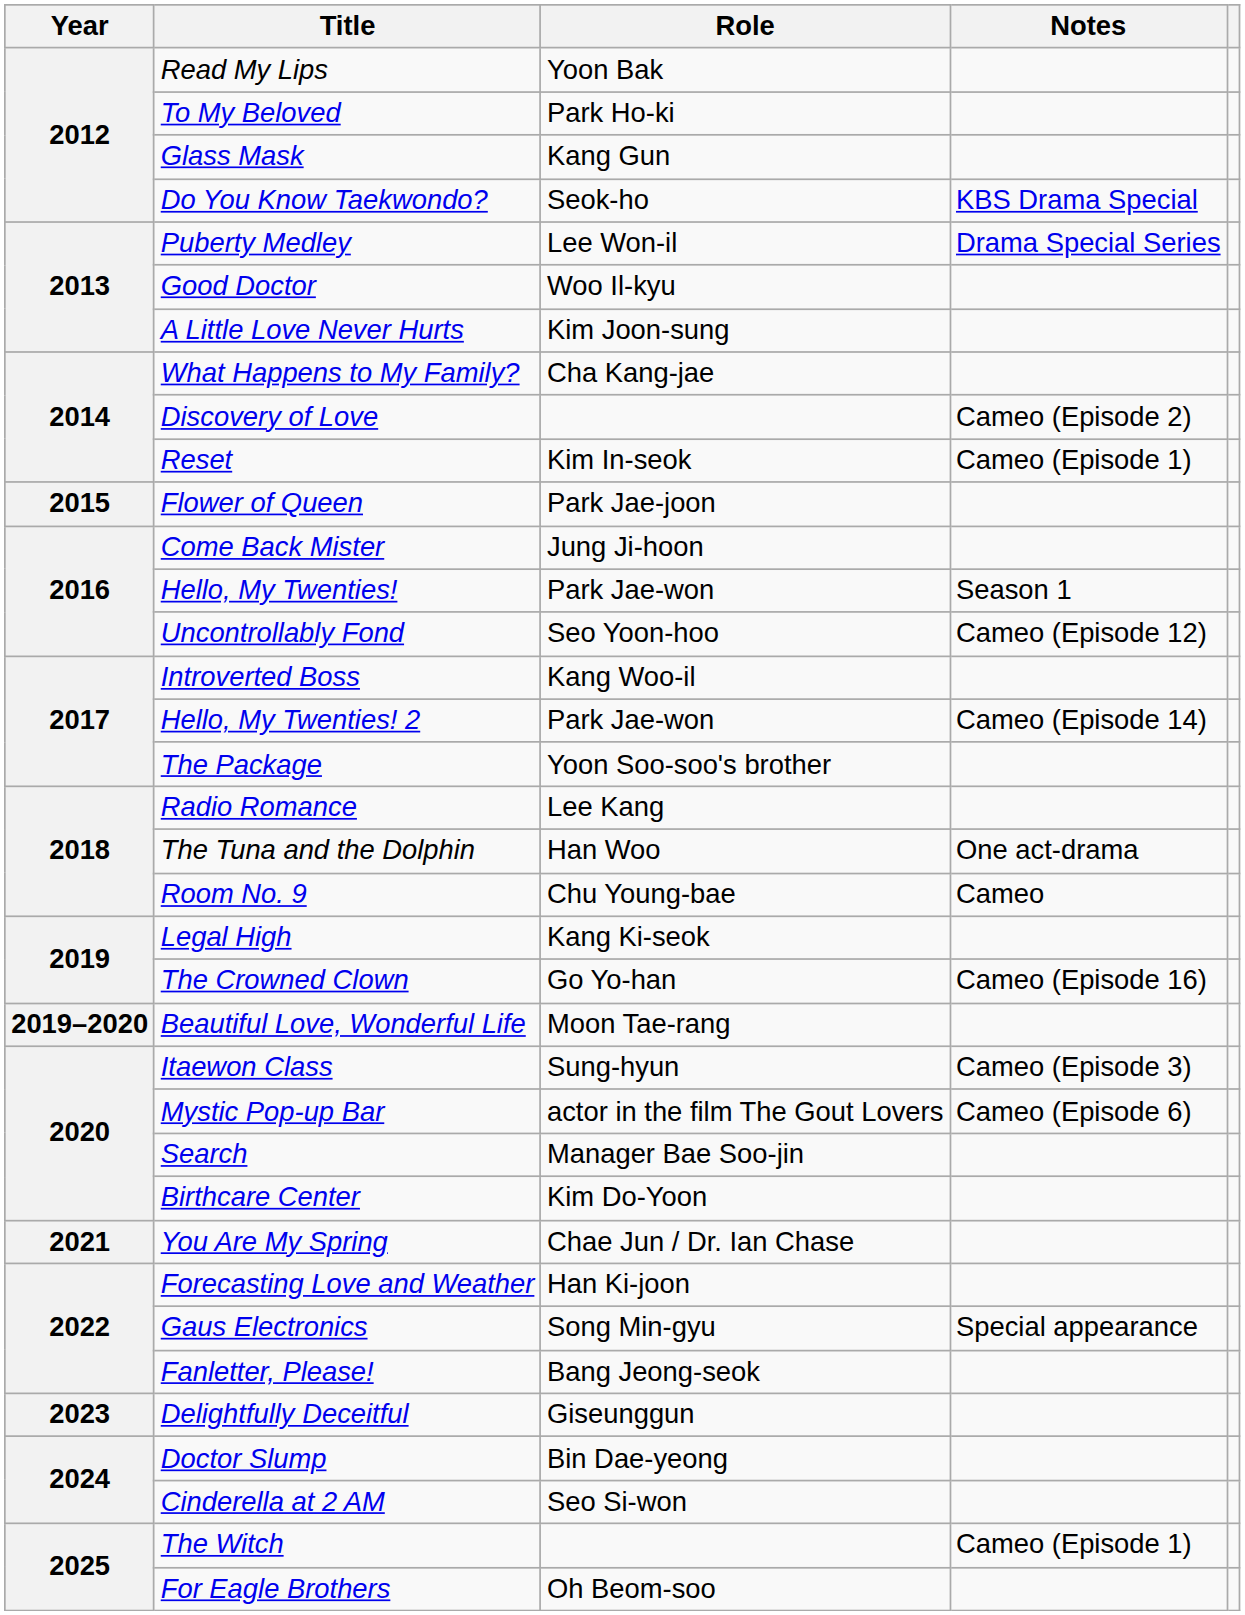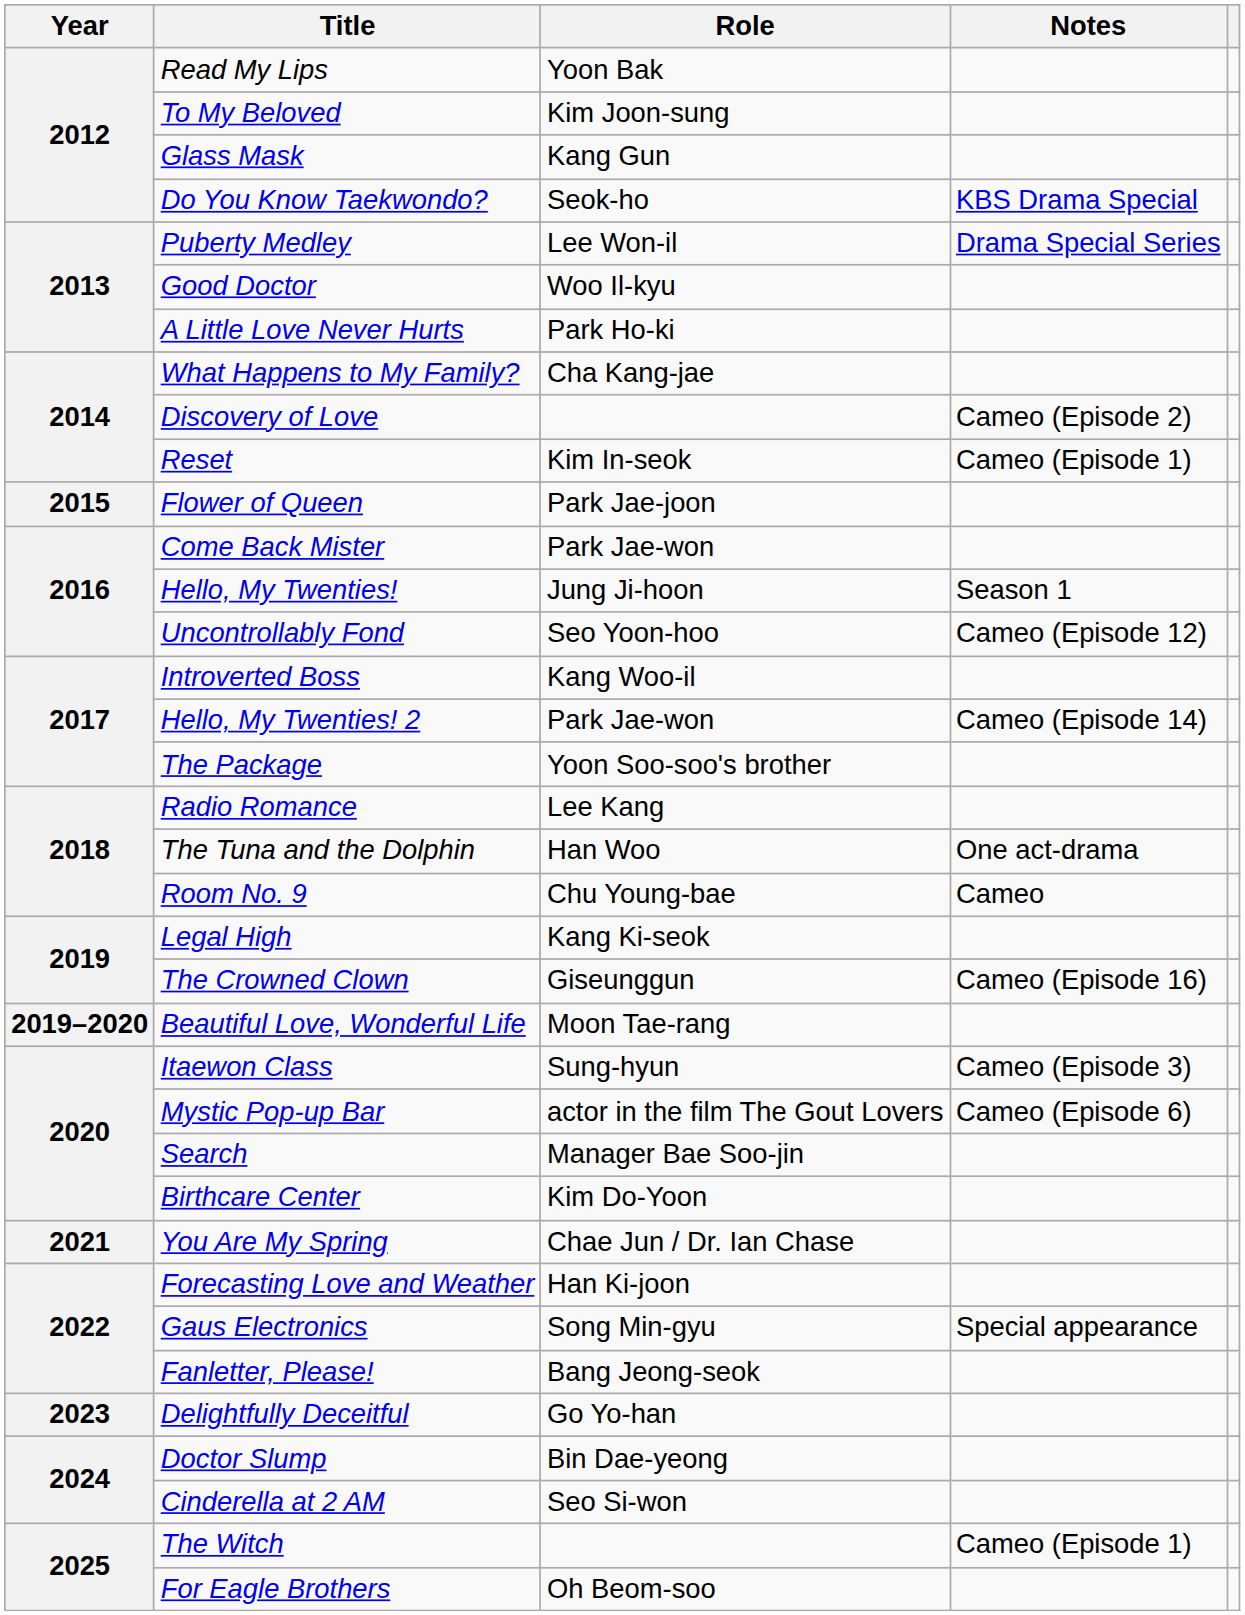(611, 112) Park Ho-ki -> (638, 112) Kim Joon-sung
(638, 329) Kim Joon-sung -> (611, 329) Park Ho-ki
(625, 546) Jung Ji-hoon -> (631, 546) Park Jae-won
(631, 590) Park Jae-won -> (625, 590) Jung Ji-hoon
(612, 980) Go Yo-han -> (621, 980) Giseunggun
(621, 1414) Giseunggun -> (612, 1414) Go Yo-han
